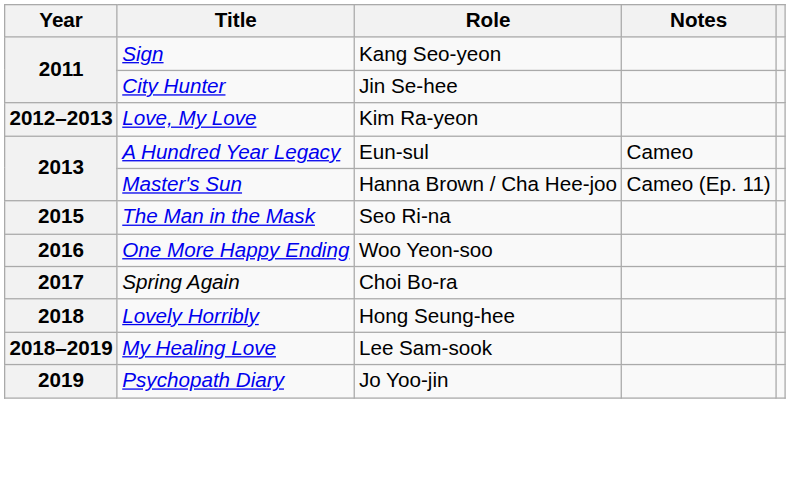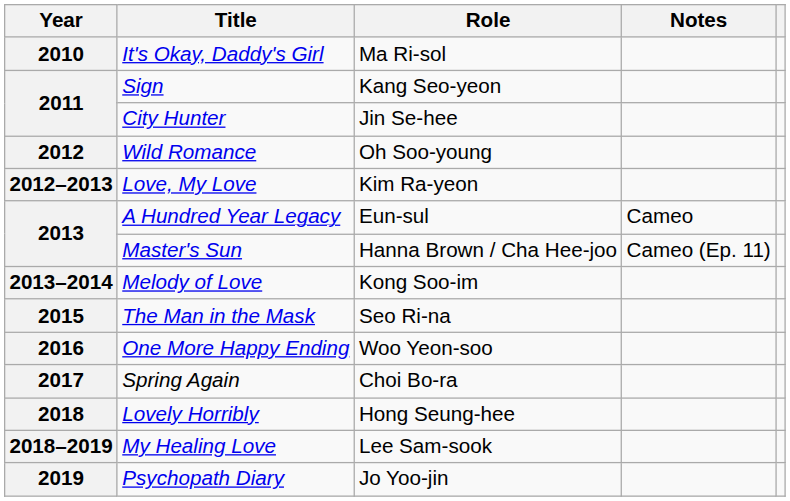+ row: (223, 53)
+ row: (189, 151)
+ row: (192, 282)
